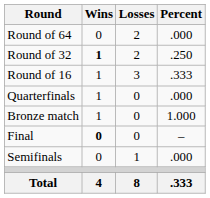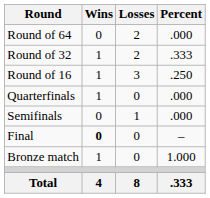(99, 55) bold -> (99, 55) normal
(181, 55) .250 -> (181, 55) .333
(181, 75) .333 -> (181, 75) .250
rows swapped: (35, 156) <-> (43, 116)
